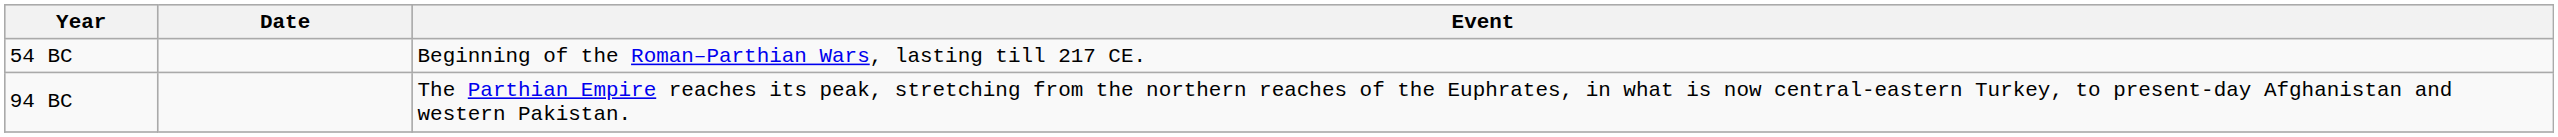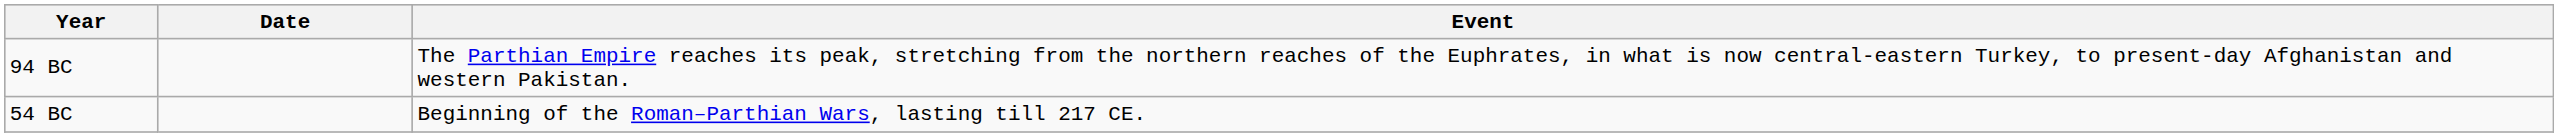rows swapped: (41, 102) <-> (41, 56)
